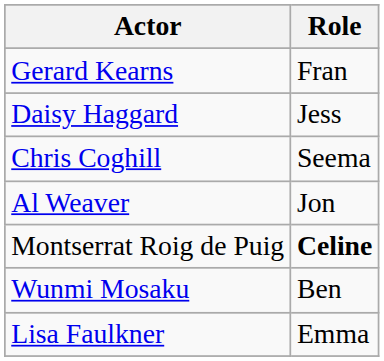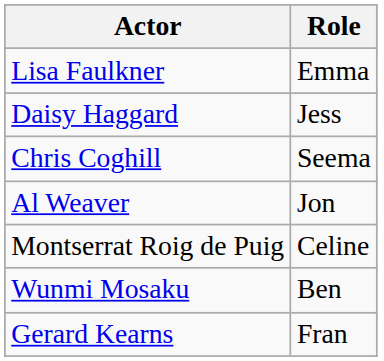rows swapped: (92, 70) <-> (88, 333)
(335, 245) bold -> (333, 245) normal
